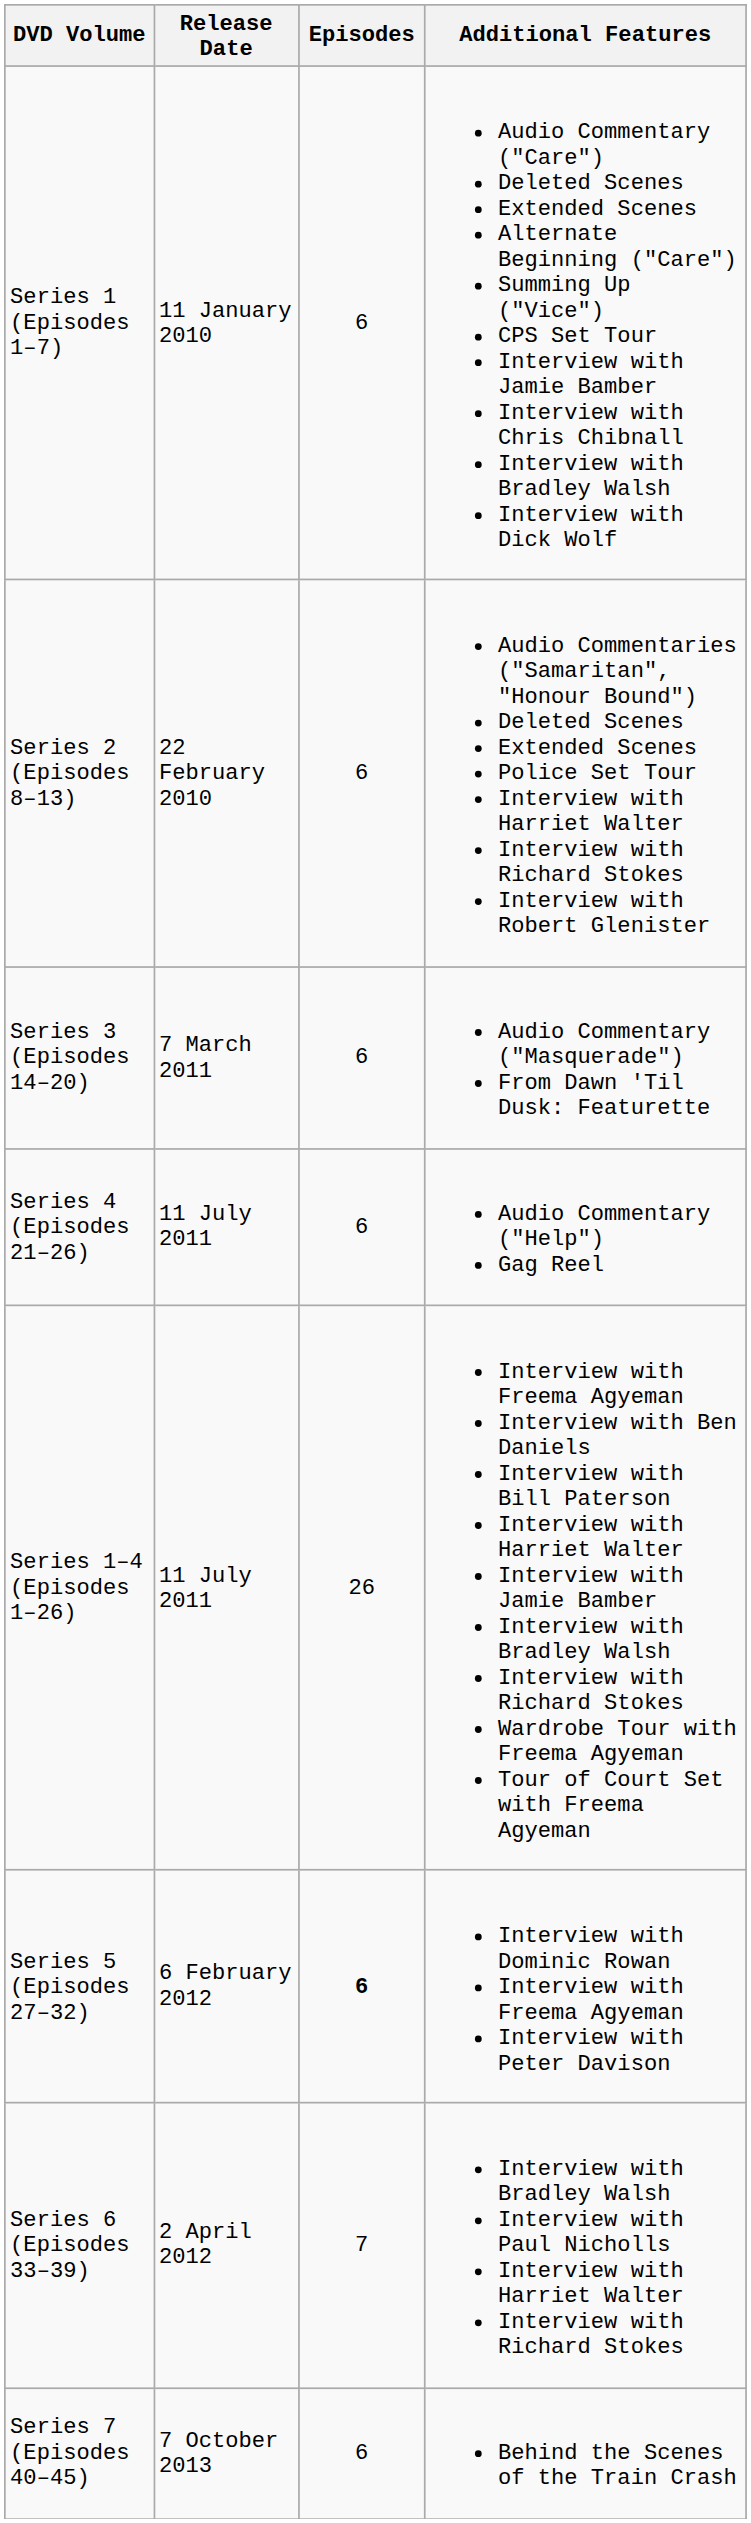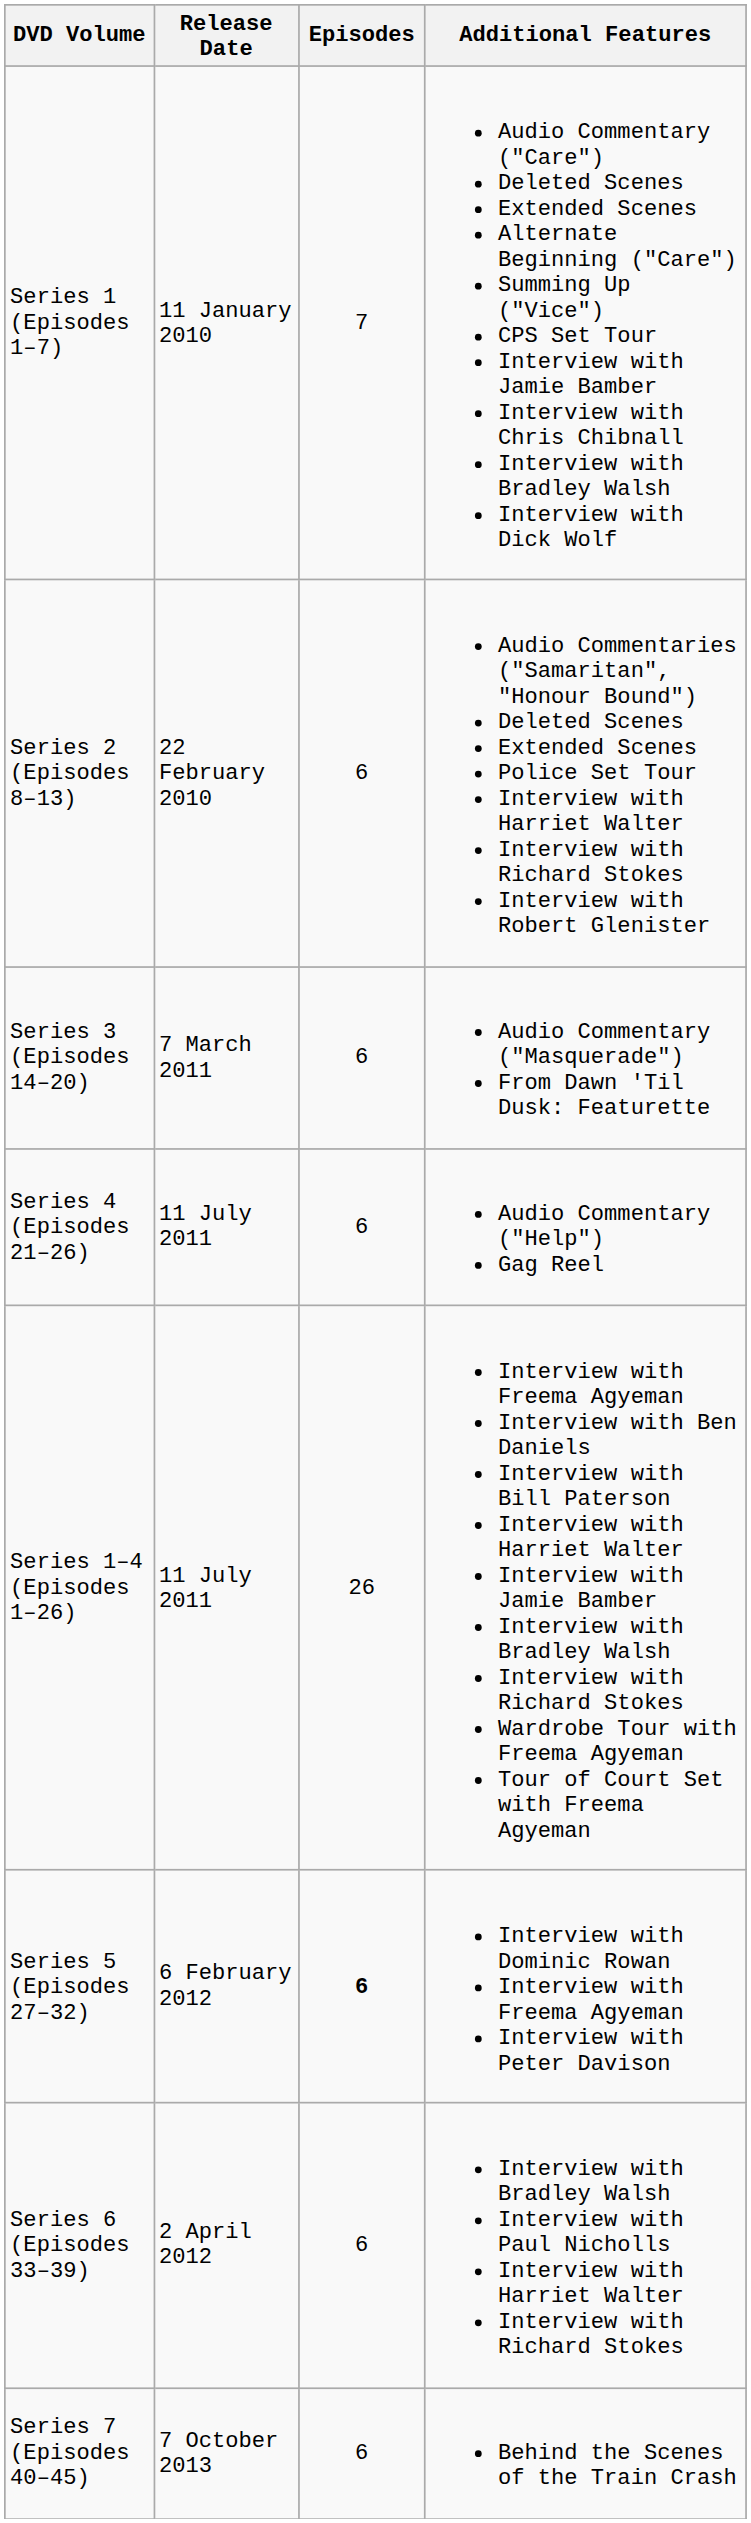(362, 323) 6 -> (362, 323) 7
(362, 2245) 7 -> (362, 2245) 6
